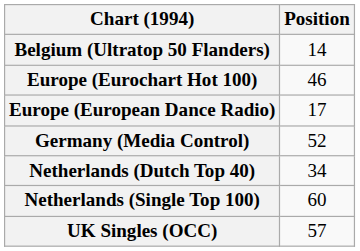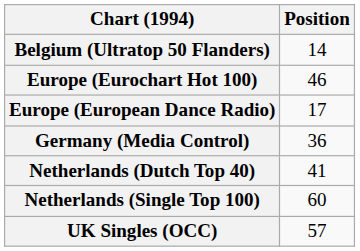(317, 140) 52 -> (317, 140) 36
(317, 170) 34 -> (317, 170) 41
